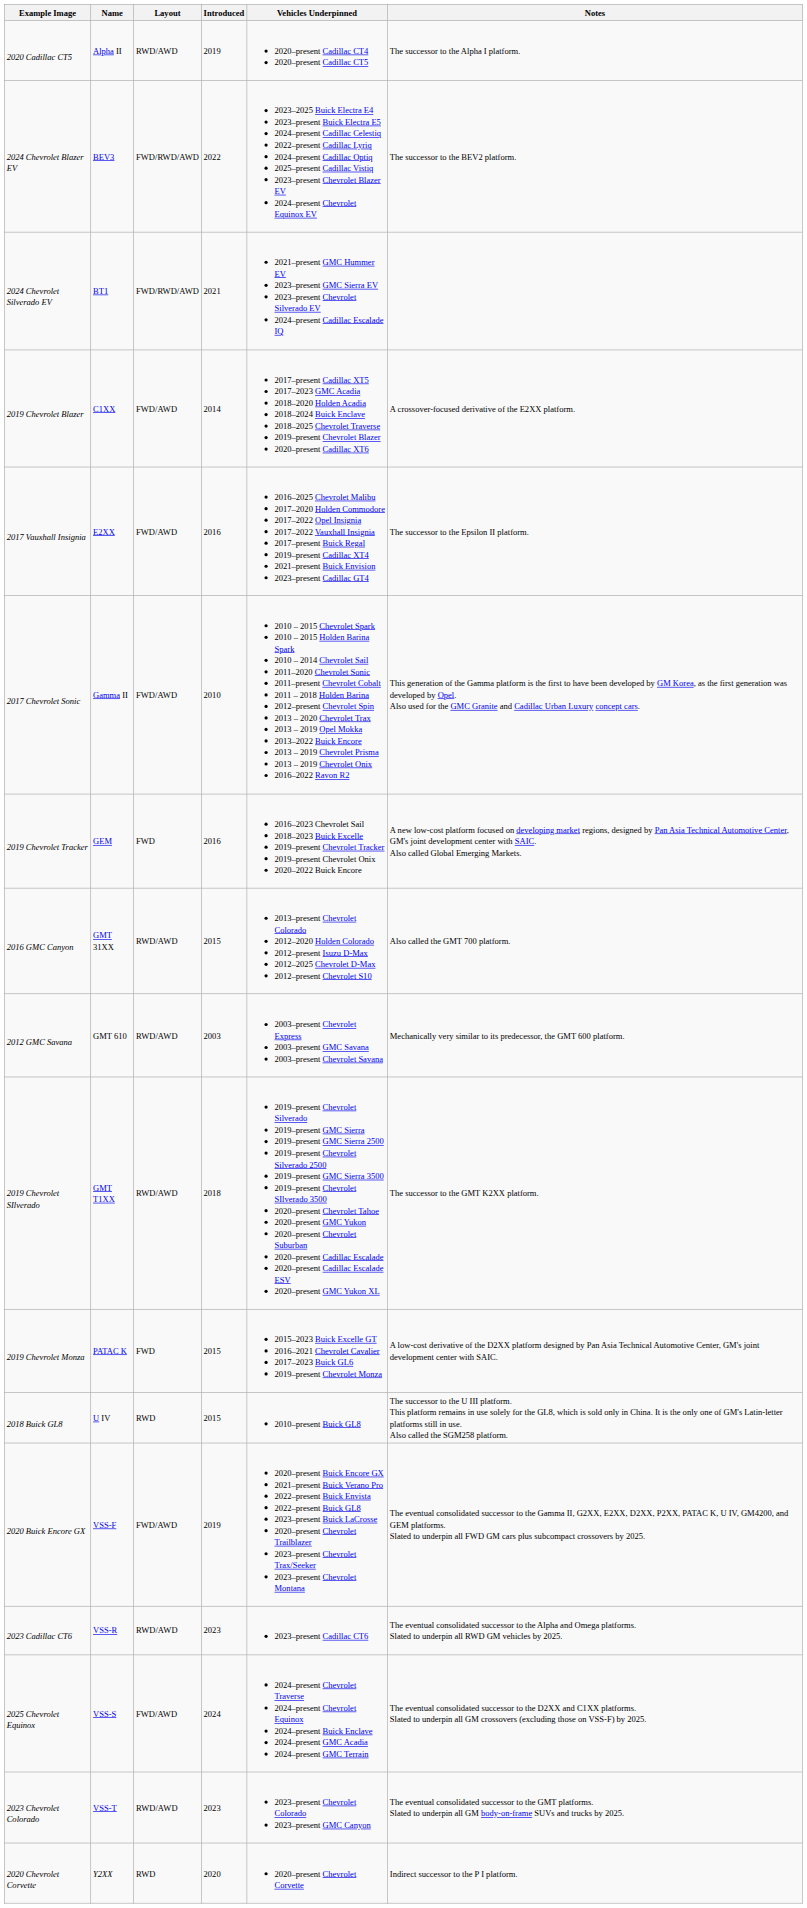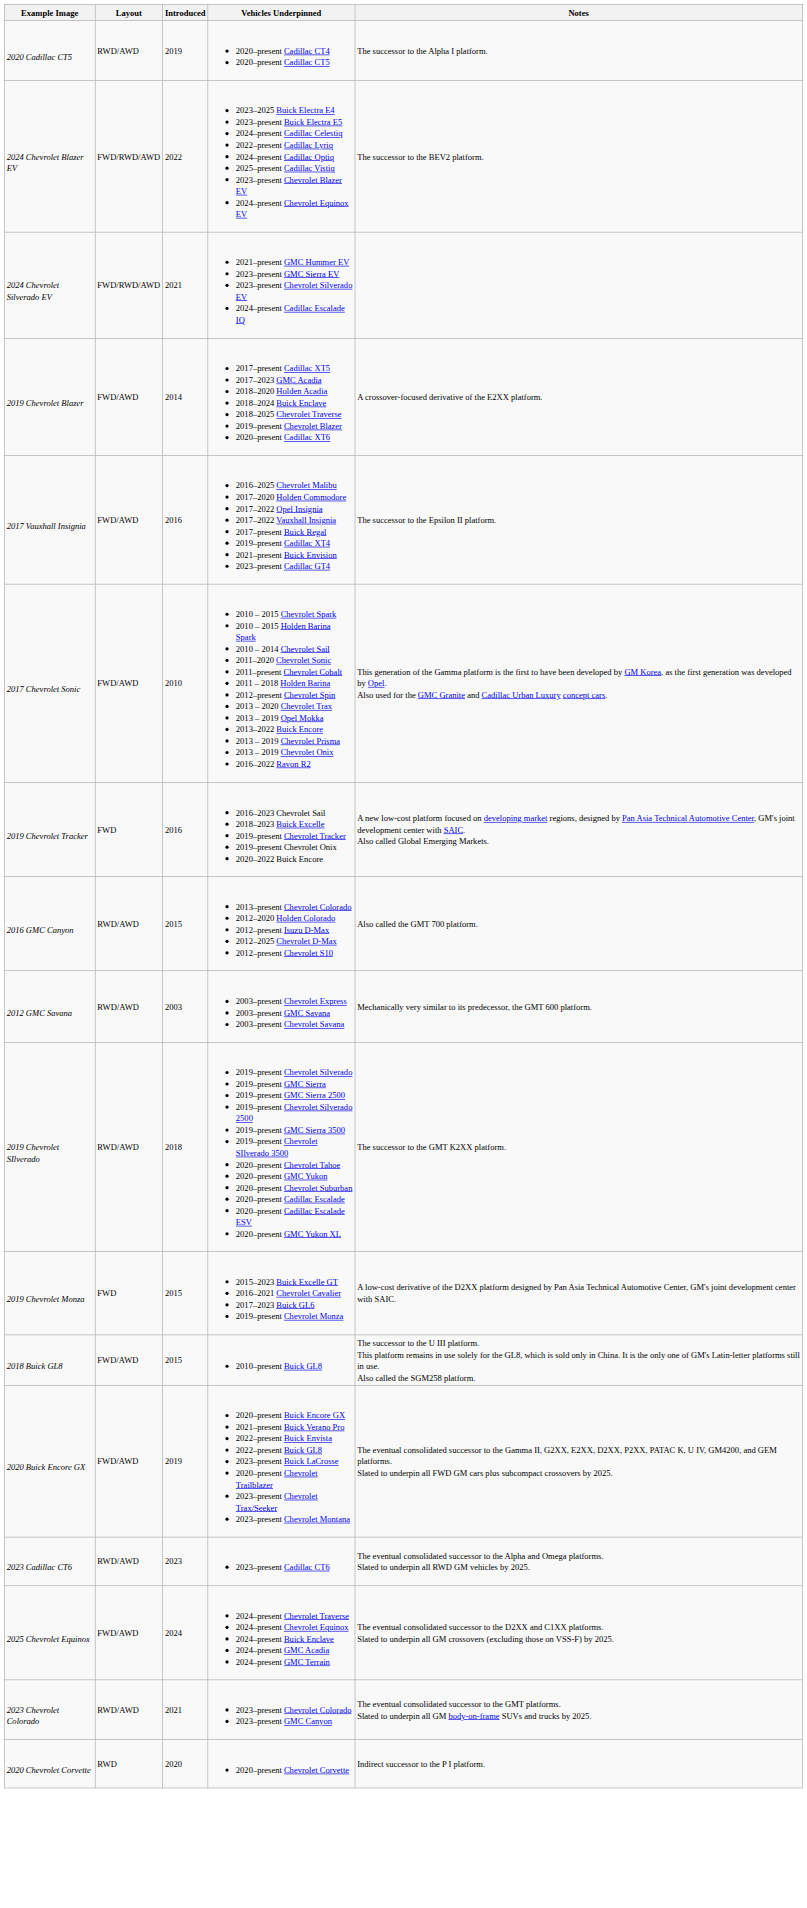- column: (112, 13)
(146, 1418) RWD -> (118, 1360) FWD/AWD
(212, 1808) 2023 -> (173, 1710) 2021
